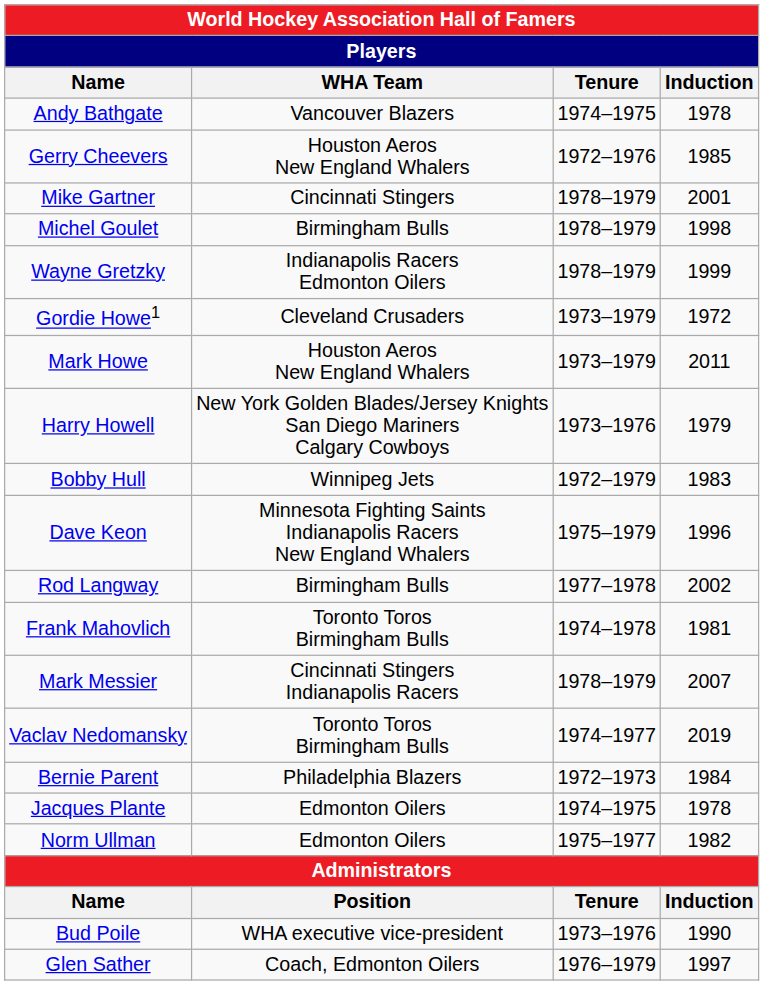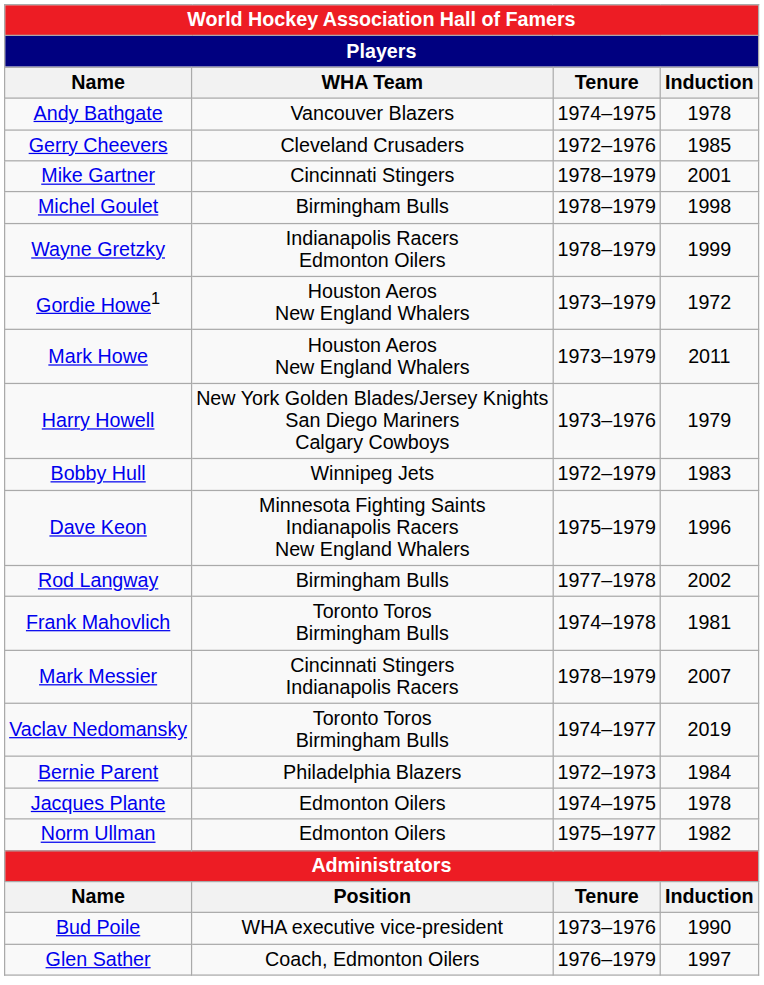(372, 156) Houston Aeros New England Whalers -> (372, 144) Cleveland Crusaders
(372, 316) Cleveland Crusaders -> (372, 303) Houston Aeros New England Whalers
